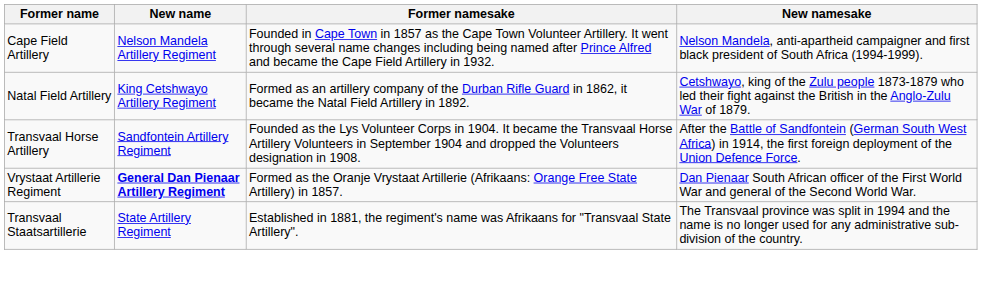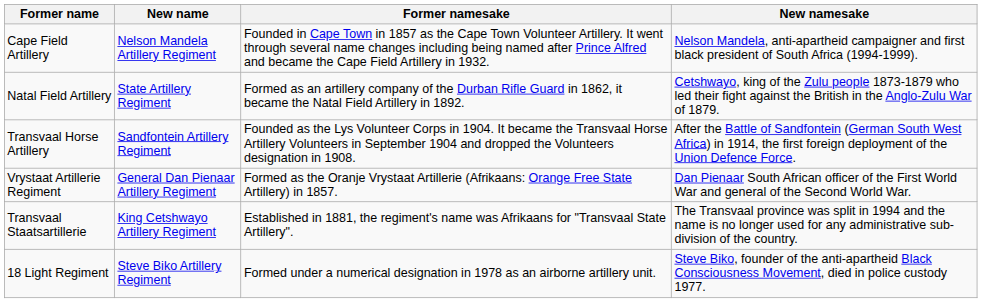(167, 96) King Cetshwayo Artillery Regiment -> (154, 96) State Artillery Regiment
(178, 184) bold -> (176, 184) normal
(154, 225) State Artillery Regiment -> (167, 225) King Cetshwayo Artillery Regiment
+ row: (58, 273)
